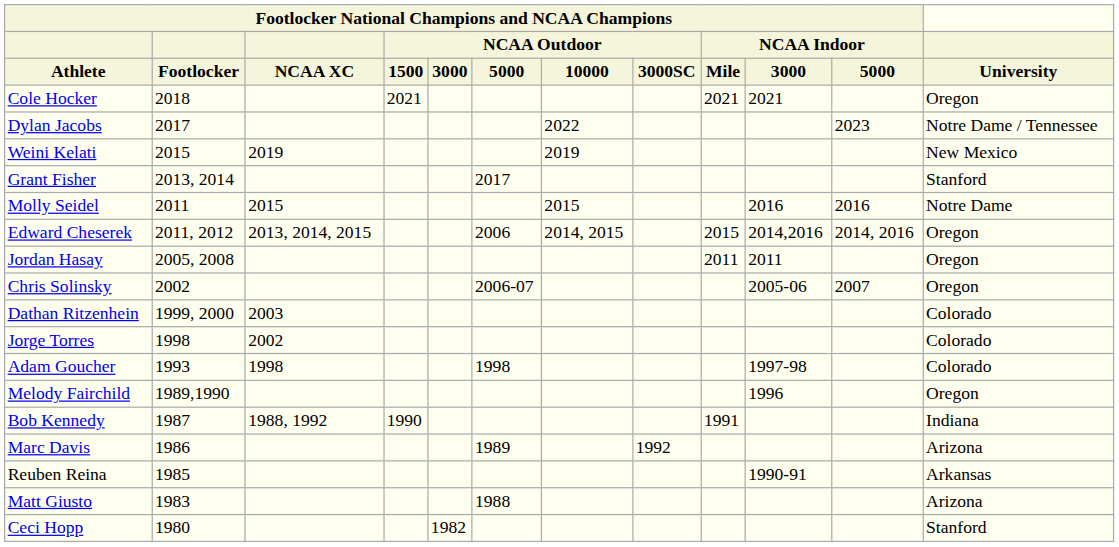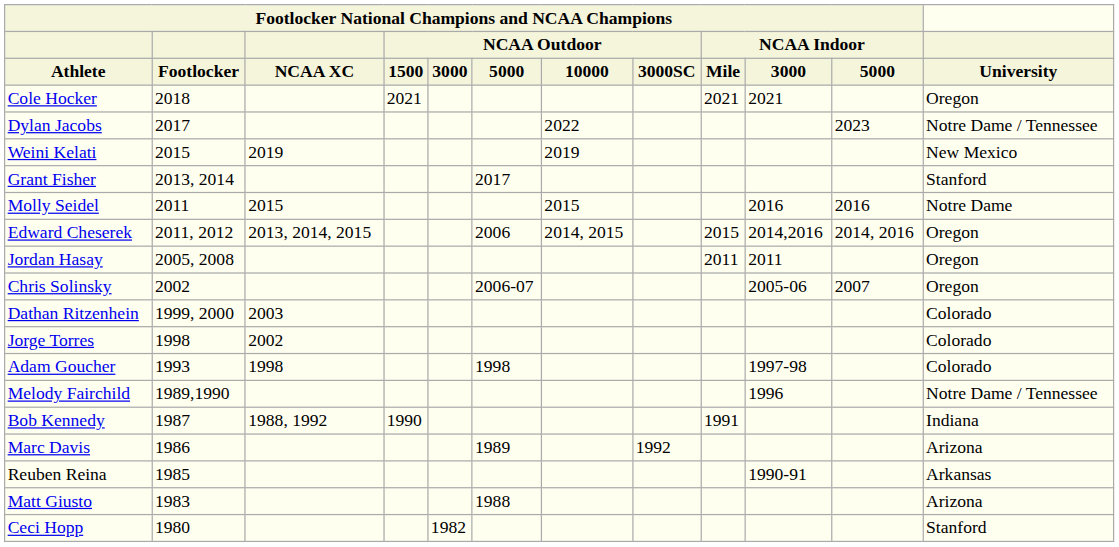(952, 393) Oregon -> (1012, 393) Notre Dame / Tennessee
